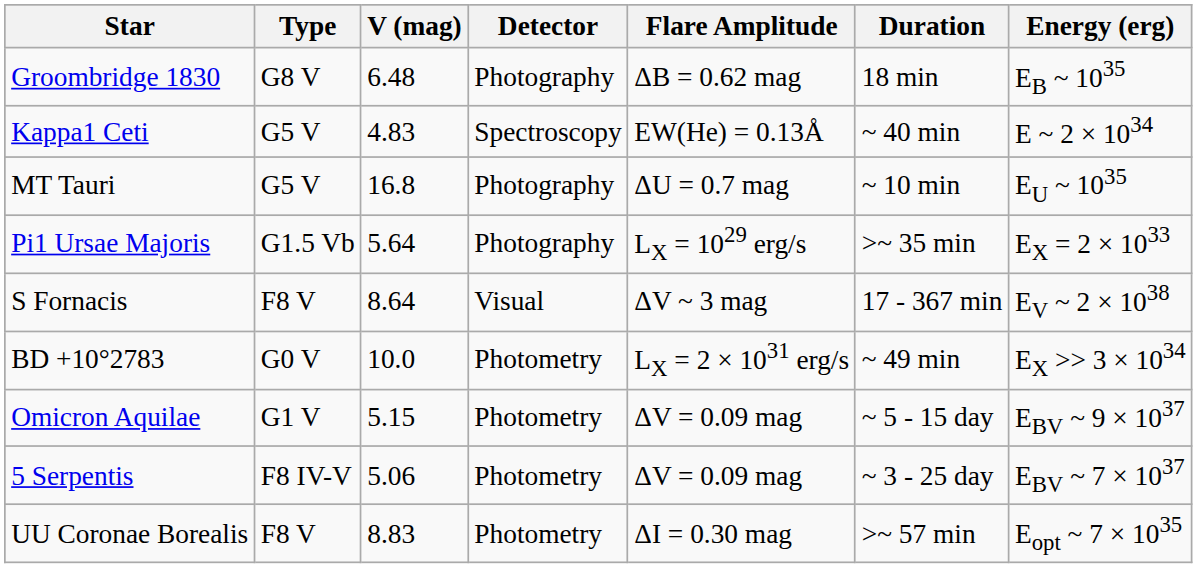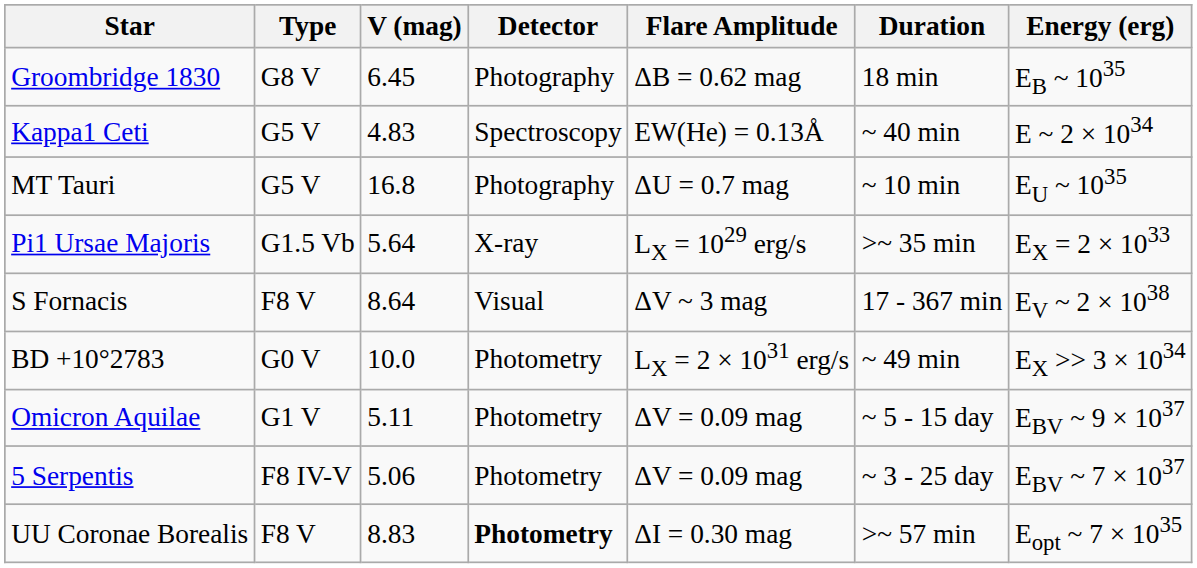(391, 76) 6.48 -> (391, 76) 6.45
(544, 243) Photography -> (506, 243) X-ray
(391, 417) 5.15 -> (391, 417) 5.11
(538, 533) normal -> (543, 533) bold
